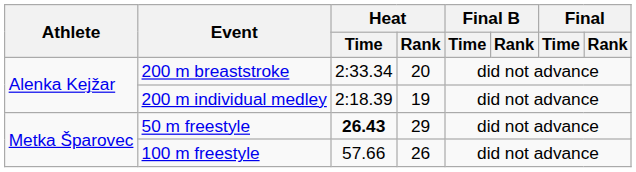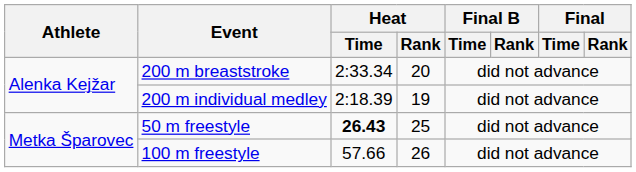(420, 126) 29 -> (420, 126) 25
